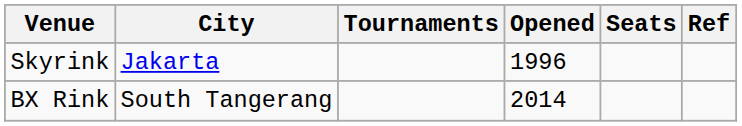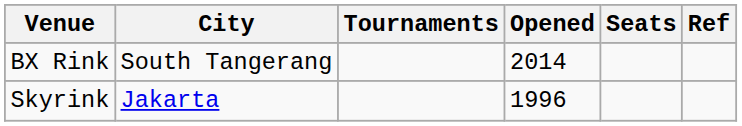rows swapped: (60, 62) <-> (60, 101)
